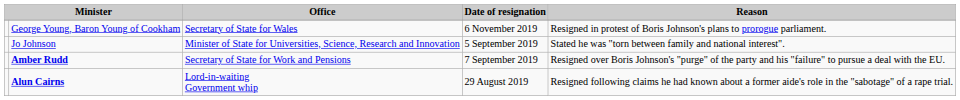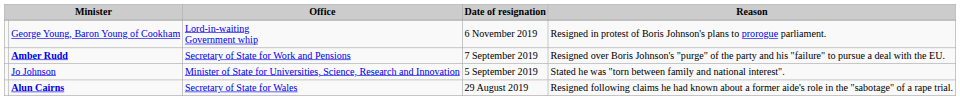(241, 28) Secretary of State for Wales -> (221, 34) Lord-in-waiting Government whip
rows swapped: (34, 44) <-> (40, 60)
(221, 82) Lord-in-waiting Government whip -> (241, 87) Secretary of State for Wales
